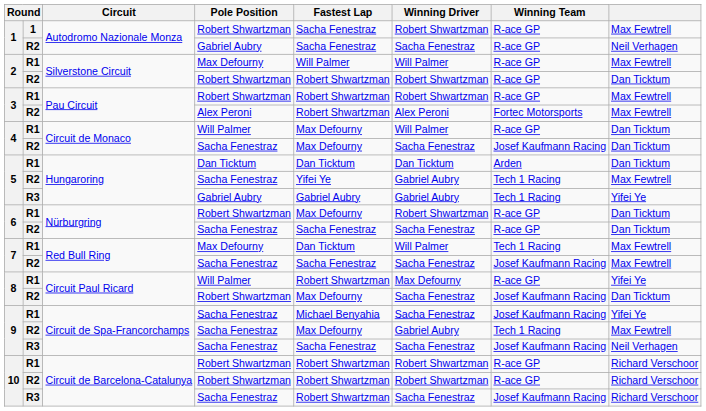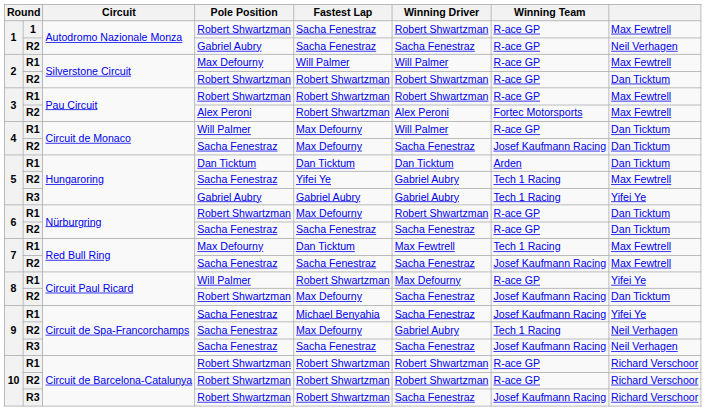(422, 246) Will Palmer -> (425, 246) Max Fewtrell
(641, 330) Max Fewtrell -> (644, 330) Neil Verhagen
(237, 397) Sacha Fenestraz -> (244, 397) Robert Shwartzman
